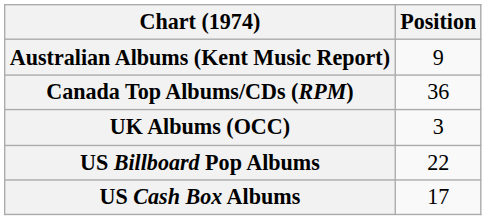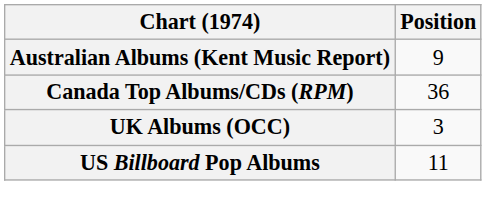(438, 162) 22 -> (438, 162) 11
- row: (200, 197)
